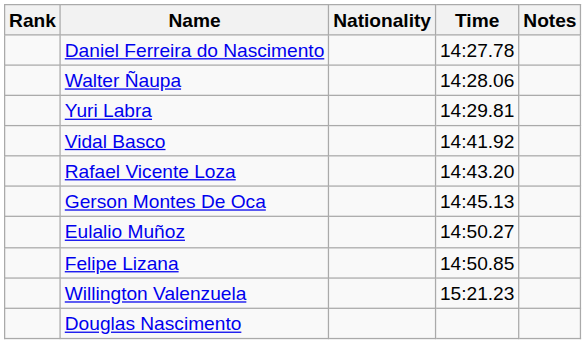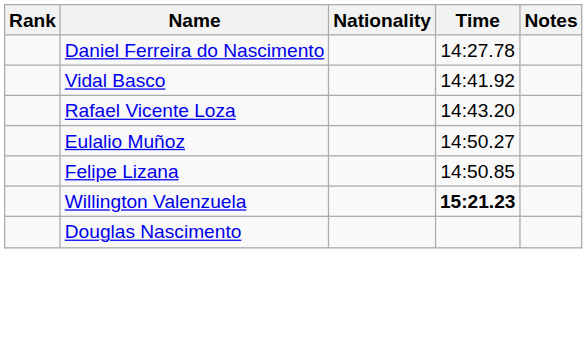- row: (123, 81)
- row: (108, 111)
- row: (165, 202)
(477, 293) normal -> (478, 202) bold
